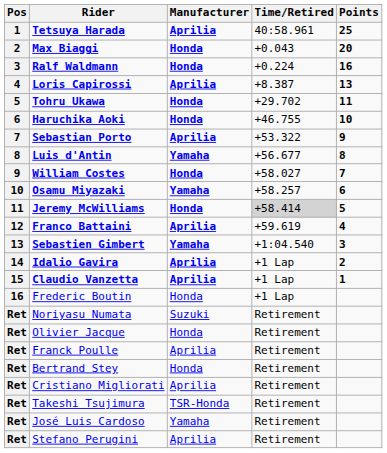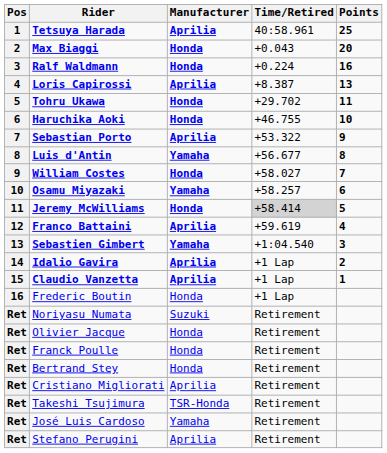(193, 351) Aprilia -> (186, 351) Honda
